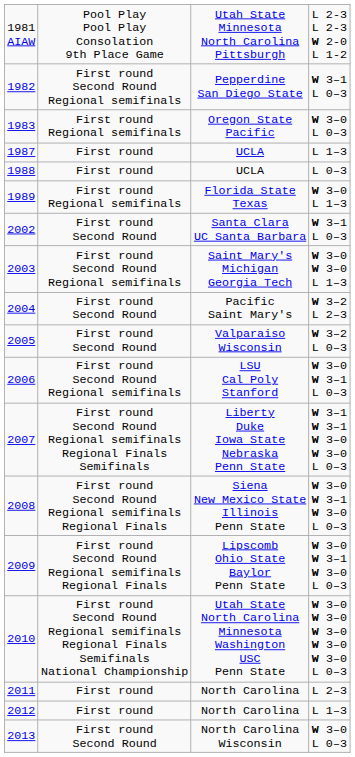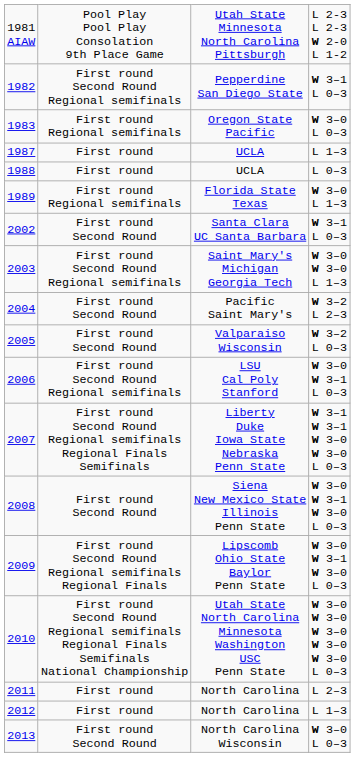(115, 506) First round Second Round Regional semifinals Regional Finals -> (115, 506) First round Second Round
